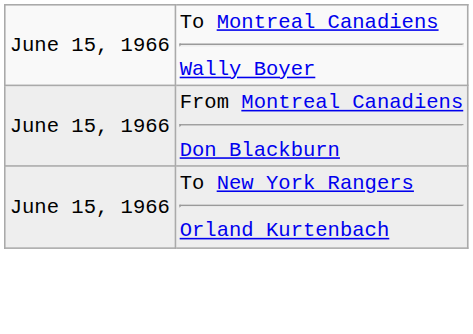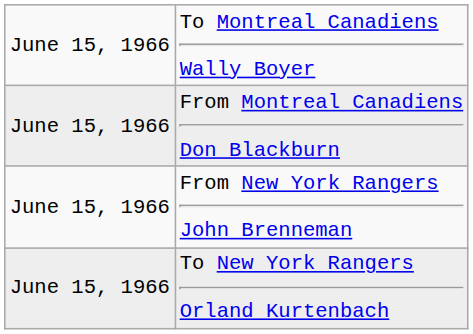+ row: (321, 207)
